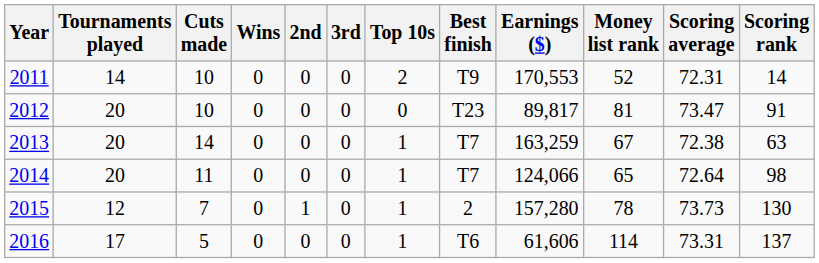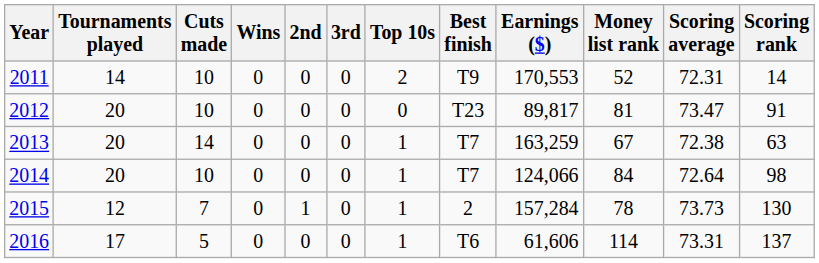(204, 176) 11 -> (204, 176) 10
(623, 176) 65 -> (623, 176) 84
(546, 208) 157,280 -> (546, 208) 157,284
